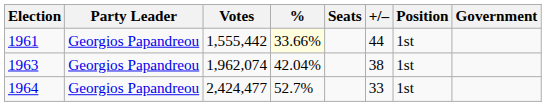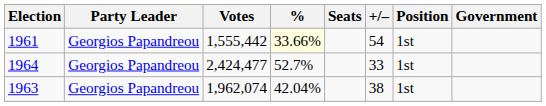(376, 40) 44 -> (376, 40) 54
rows swapped: (23, 64) <-> (23, 88)
